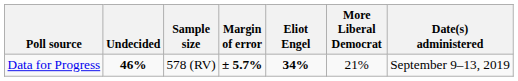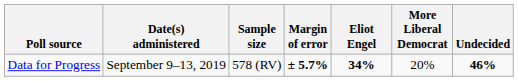columns swapped: (450, 37) <-> (133, 44)
(357, 65) 21% -> (422, 65) 20%
